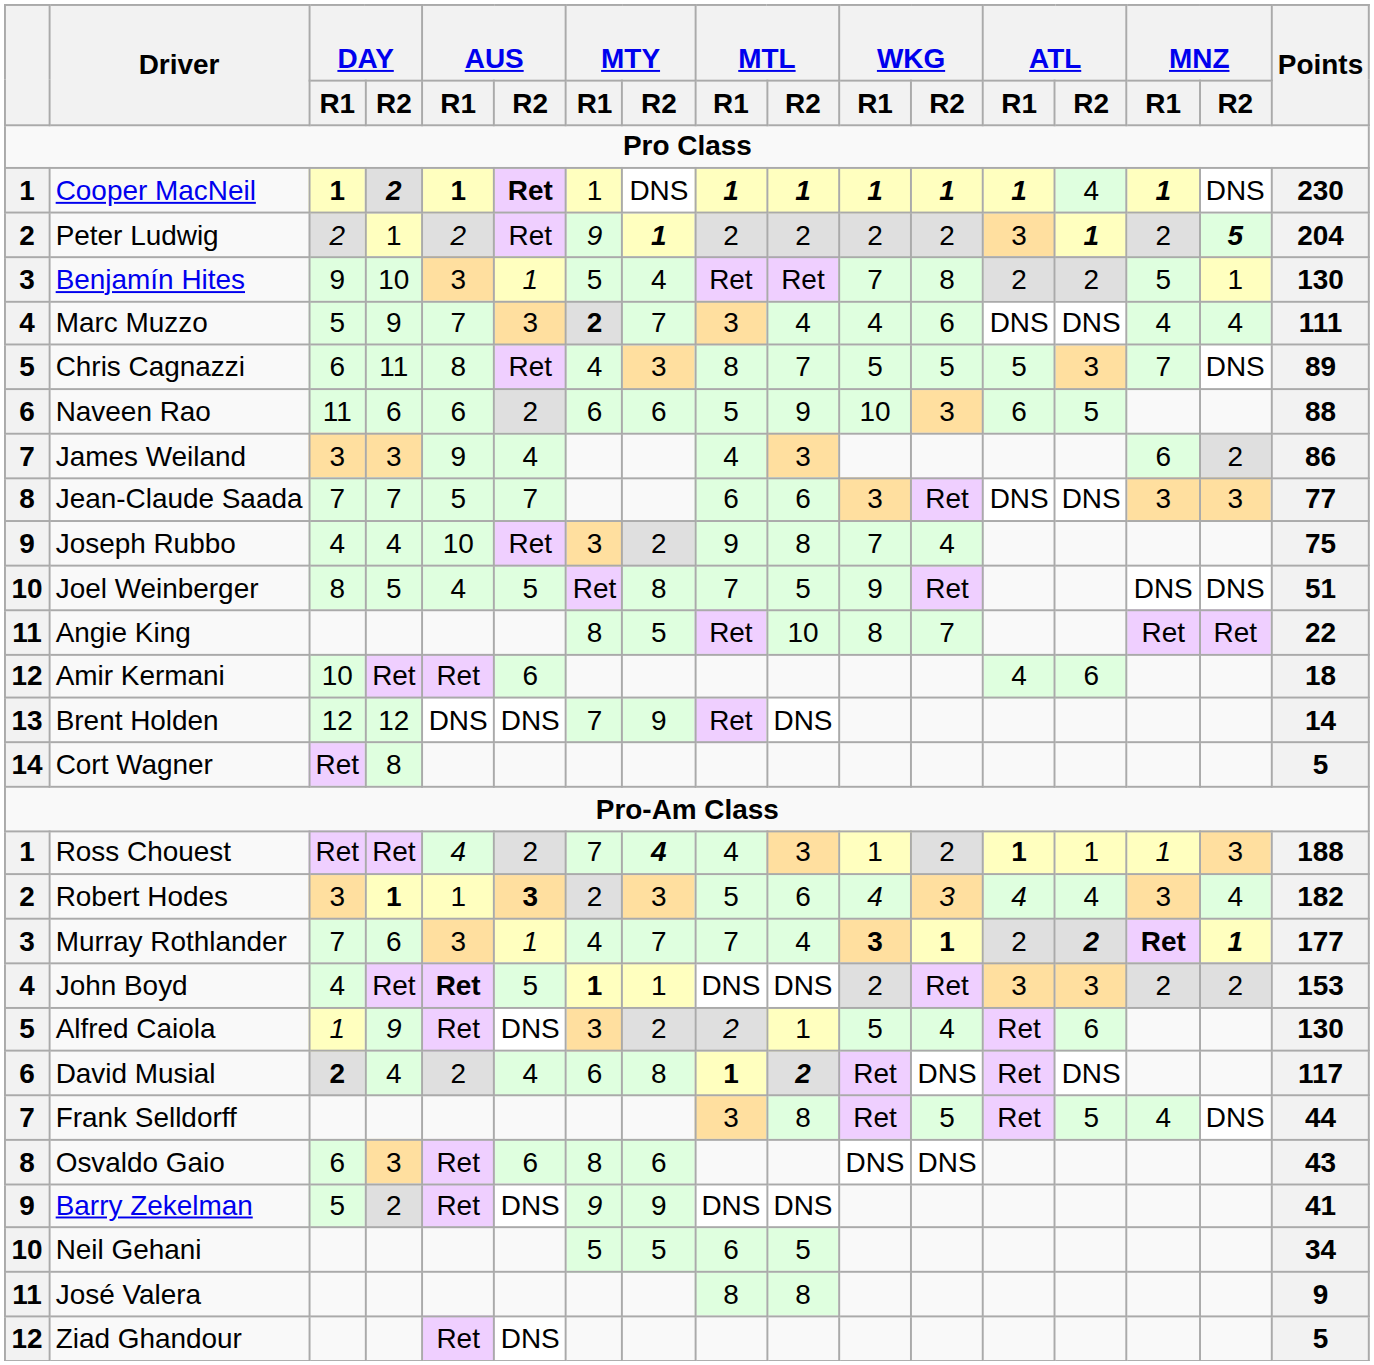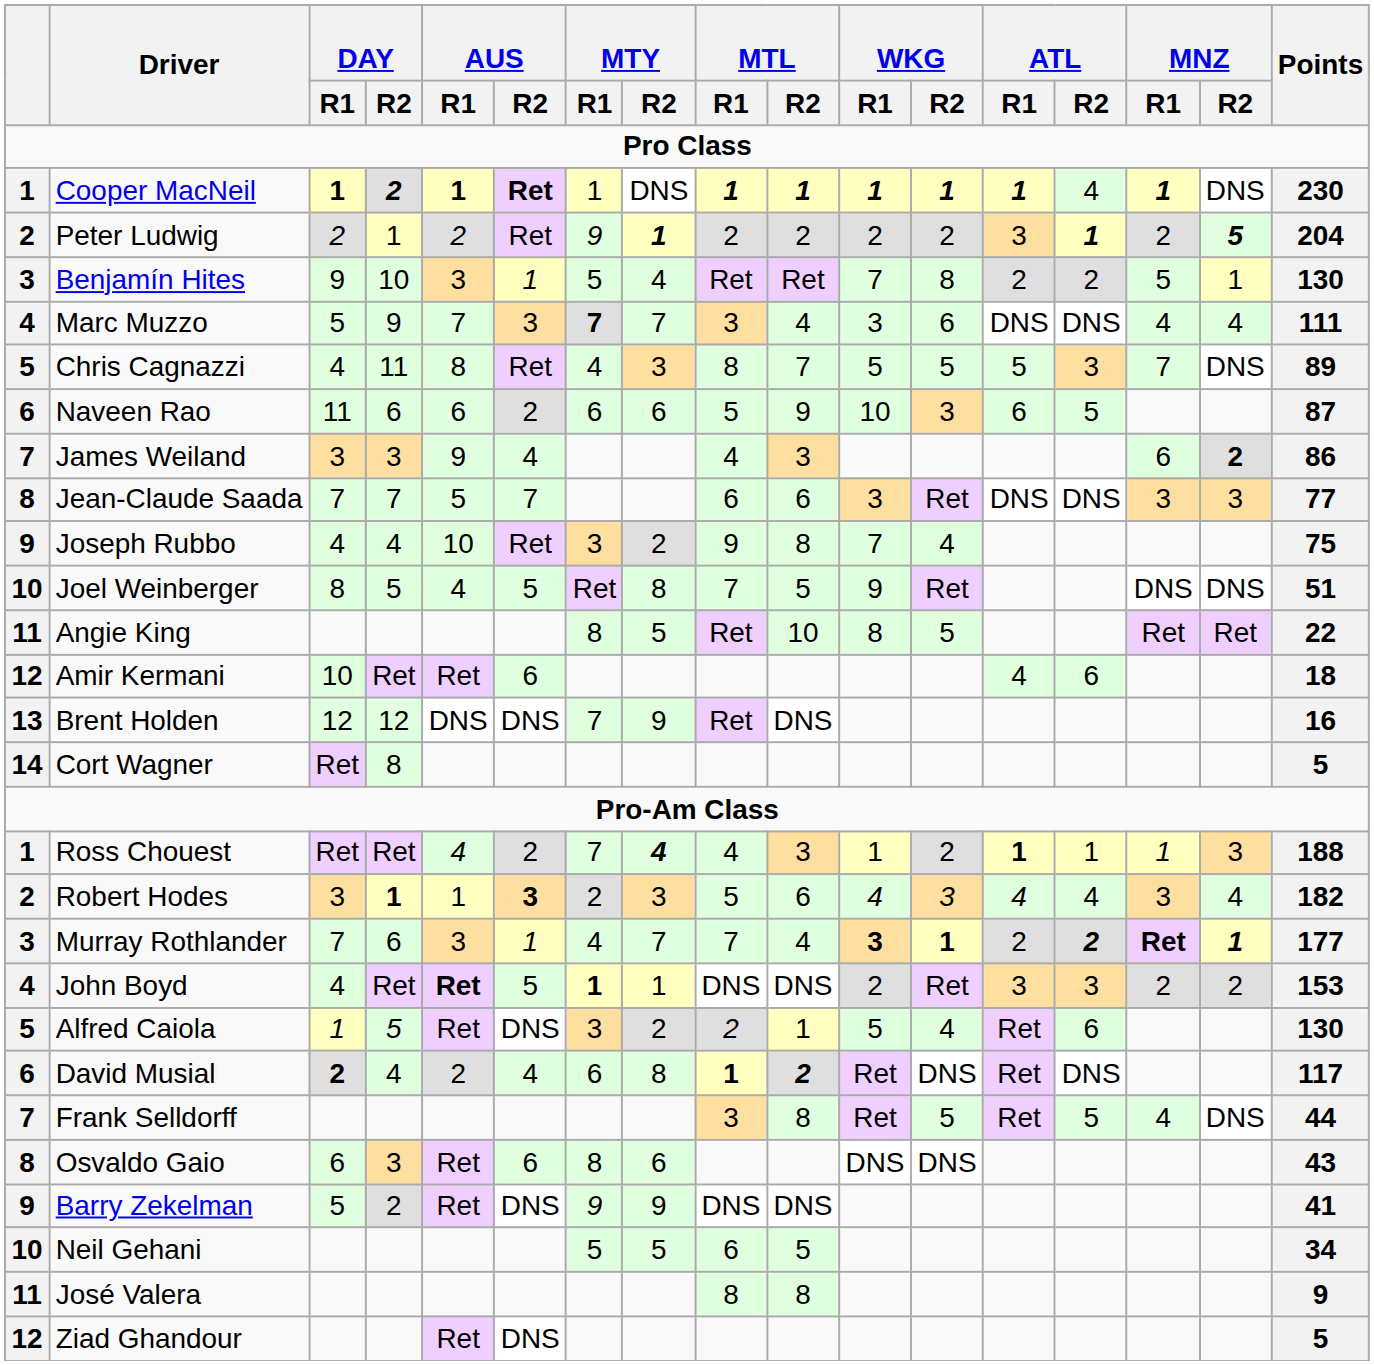(595, 323) 2 -> (595, 323) 7
(875, 323) 4 -> (875, 323) 3
(337, 367) 6 -> (337, 367) 4
(1321, 412) 88 -> (1321, 412) 87
(1235, 456) normal -> (1235, 456) bold
(947, 632) 7 -> (947, 632) 5
(1321, 720) 14 -> (1321, 720) 16
(394, 1029) 9 -> (394, 1029) 5
